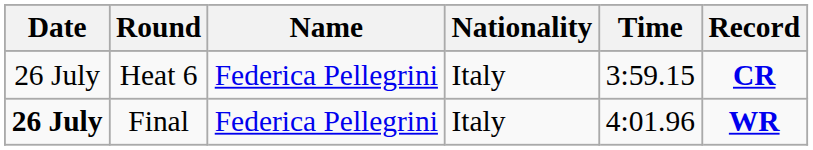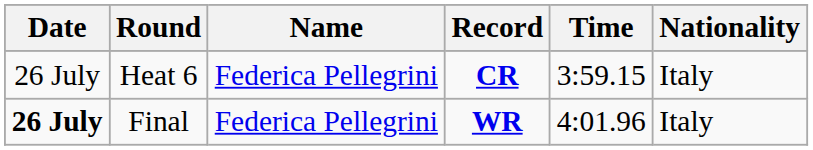columns swapped: (522, 27) <-> (754, 27)
